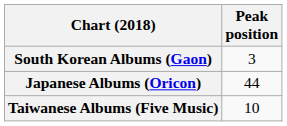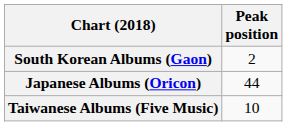(252, 58) 3 -> (252, 58) 2
